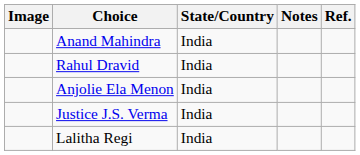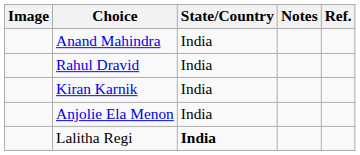+ row: (97, 89)
- row: (112, 114)
(197, 138) normal -> (198, 138) bold
